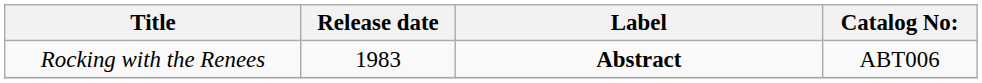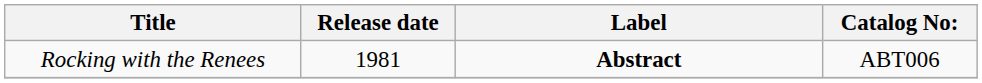(378, 58) 1983 -> (378, 58) 1981
